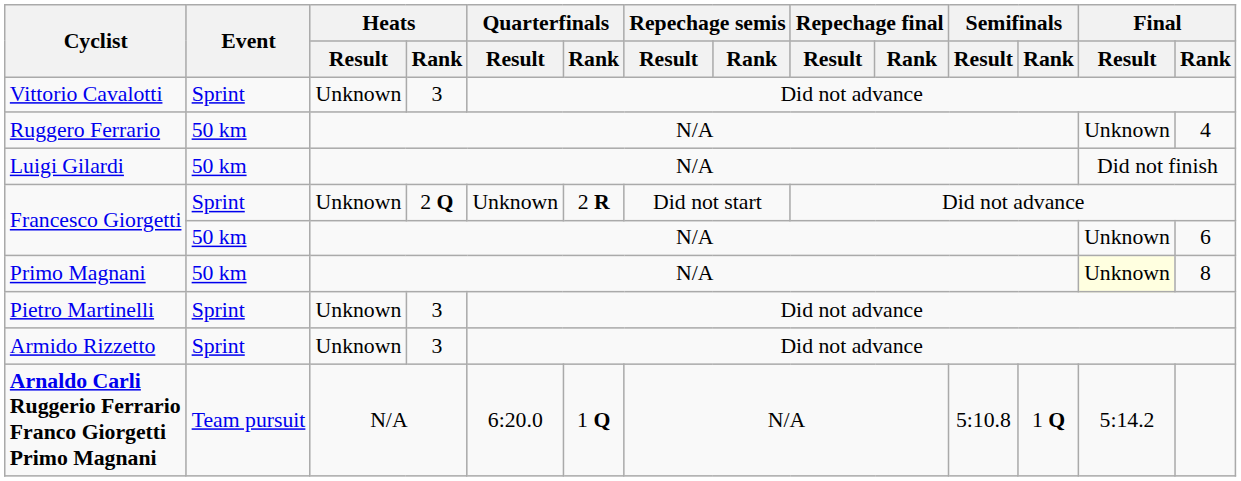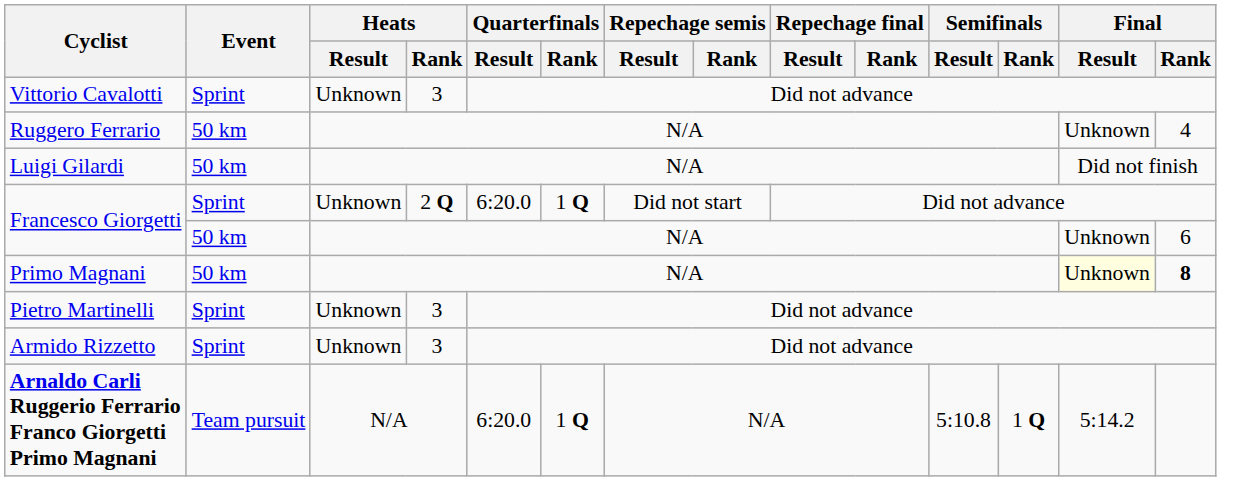(515, 202) Unknown -> (504, 202) 6:20.0
(594, 202) 2 R -> (572, 202) 1 Q
(1205, 273) normal -> (1186, 273) bold
